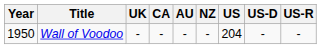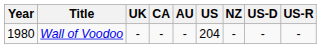columns swapped: (207, 14) <-> (232, 14)
(21, 33) 1950 -> (21, 33) 1980
